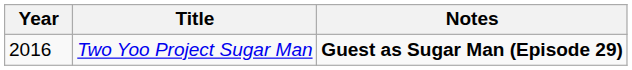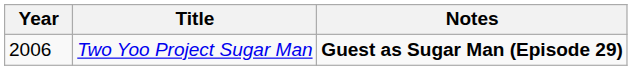(30, 49) 2016 -> (30, 49) 2006
